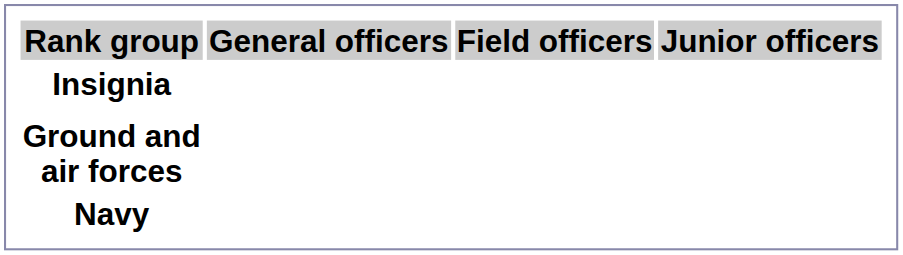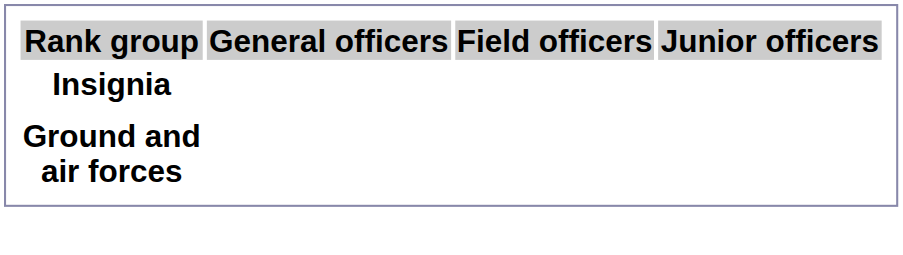- row: (112, 214)
